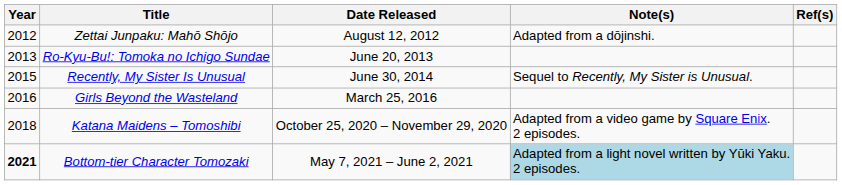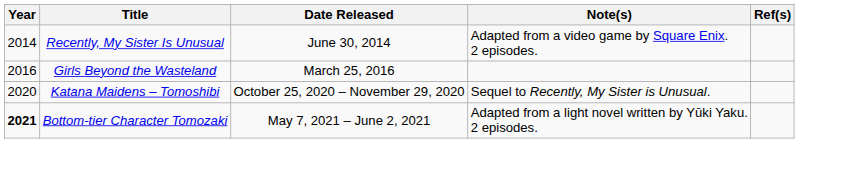- row: (156, 35)
- row: (156, 56)
(22, 77) 2015 -> (22, 43) 2014
(633, 77) Sequel to Recently, My Sister is Unusual. -> (599, 43) Adapted from a video game by Square Enix. 2 episodes.
(22, 126) 2018 -> (22, 92) 2020
(642, 126) Adapted from a video game by Square Enix. 2 episodes. -> (591, 92) Sequel to Recently, My Sister is Unusual.
(652, 161) lightblue background -> (609, 120) no background
